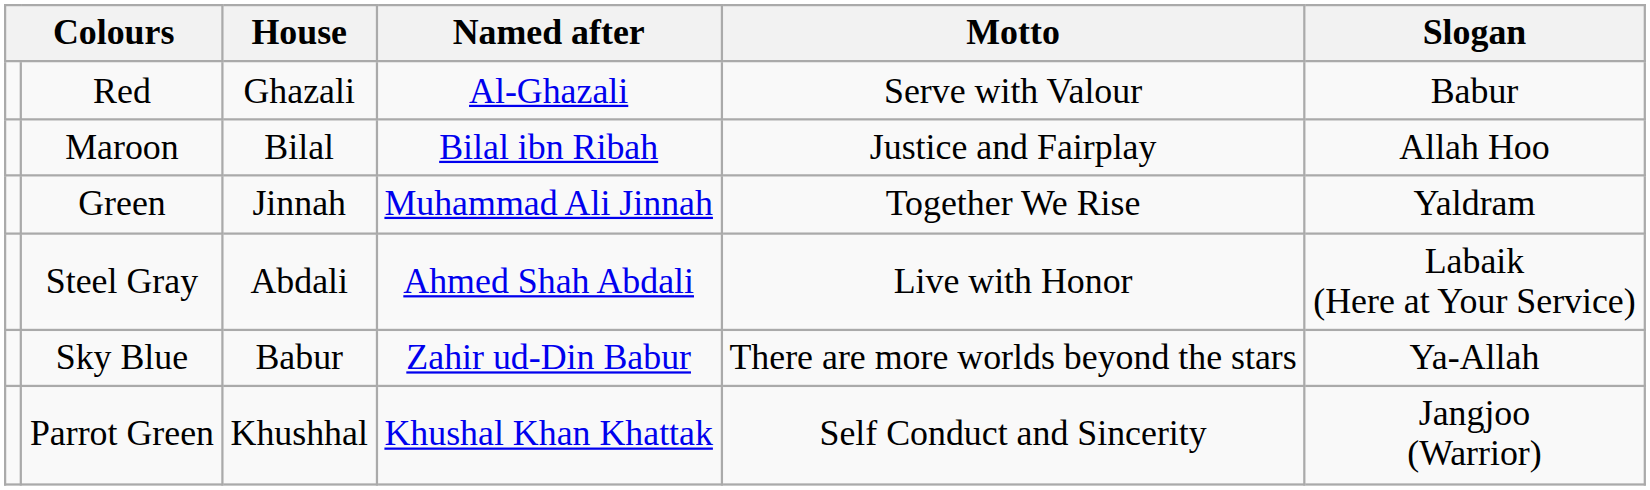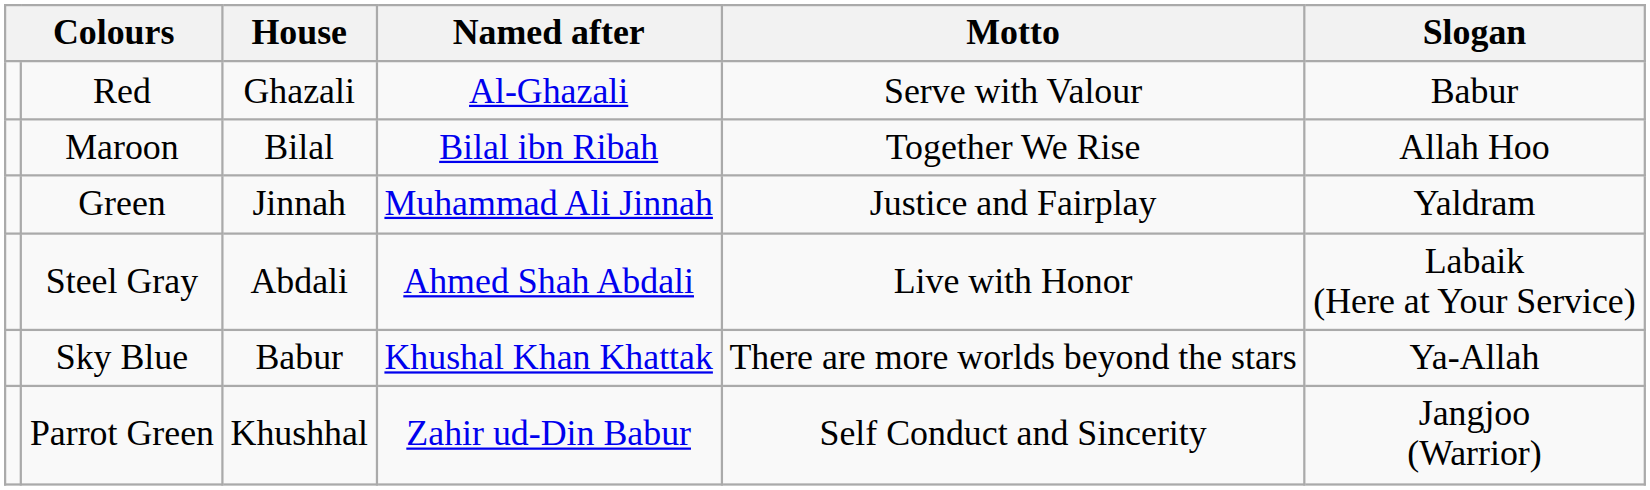(1013, 146) Justice and Fairplay -> (1013, 146) Together We Rise
(1013, 203) Together We Rise -> (1013, 203) Justice and Fairplay
(549, 357) Zahir ud-Din Babur -> (549, 357) Khushal Khan Khattak
(549, 434) Khushal Khan Khattak -> (549, 434) Zahir ud-Din Babur
